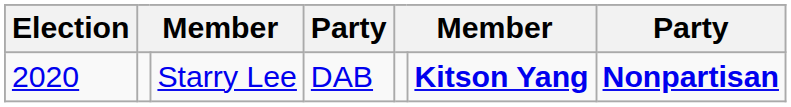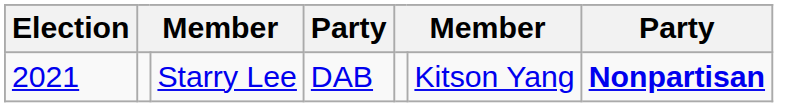(46, 76) 2020 -> (46, 76) 2021
(501, 76) bold -> (495, 76) normal
